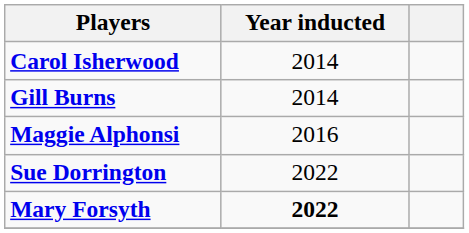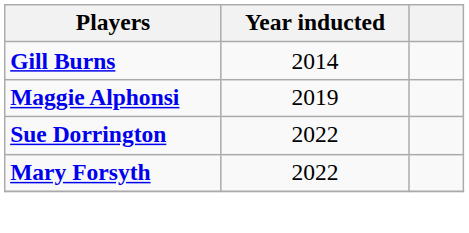- row: (95, 60)
(315, 135) 2016 -> (315, 97) 2019
(315, 209) bold -> (315, 172) normal
